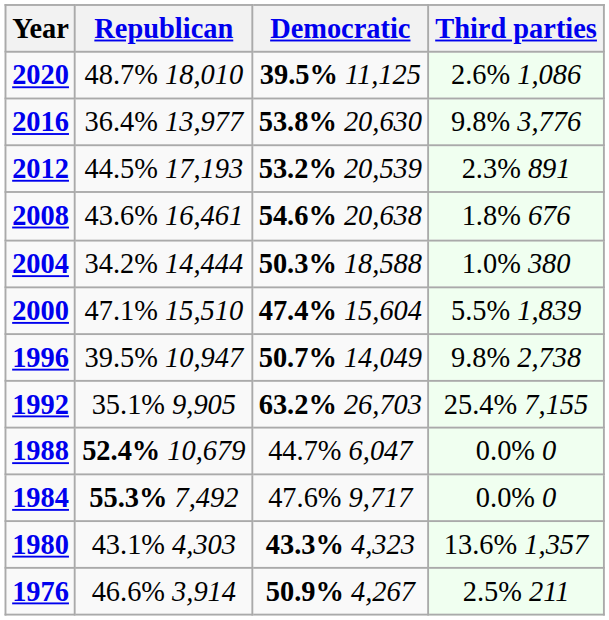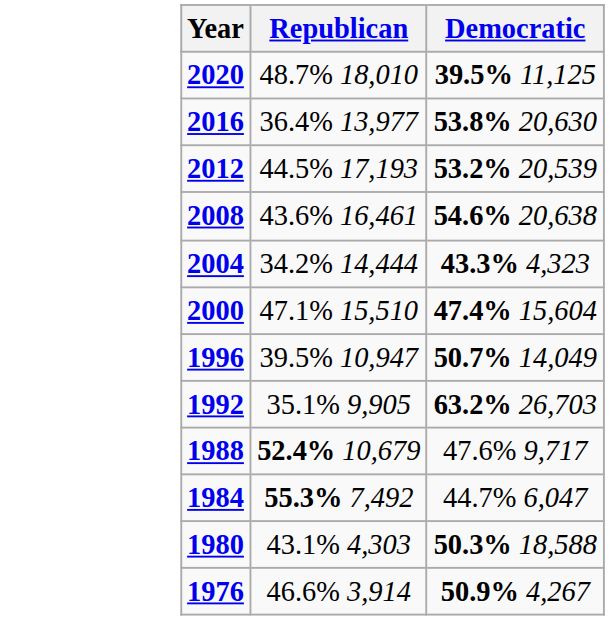- column: (516, 28)
(340, 262) 50.3% 18,588 -> (515, 262) 43.3% 4,323
(340, 450) 44.7% 6,047 -> (515, 450) 47.6% 9,717
(340, 497) 47.6% 9,717 -> (515, 497) 44.7% 6,047
(340, 543) 43.3% 4,323 -> (515, 543) 50.3% 18,588
